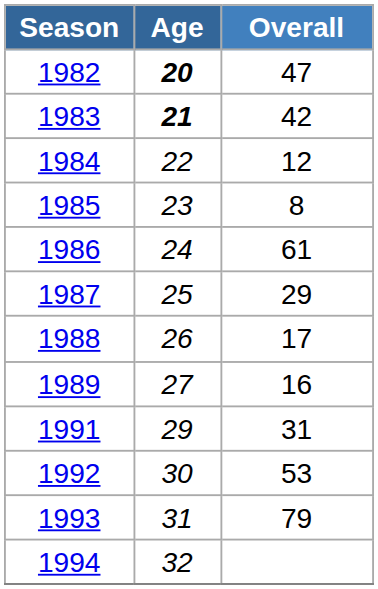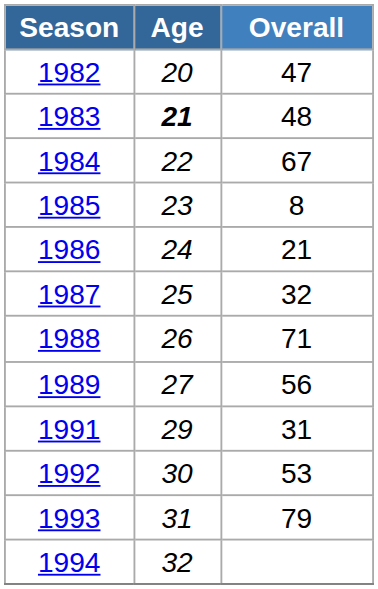(177, 72) bold -> (177, 72) normal
(297, 116) 42 -> (297, 116) 48
(297, 161) 12 -> (297, 161) 67
(297, 250) 61 -> (297, 250) 21
(297, 294) 29 -> (297, 294) 32
(297, 339) 17 -> (297, 339) 71
(297, 383) 16 -> (297, 383) 56
